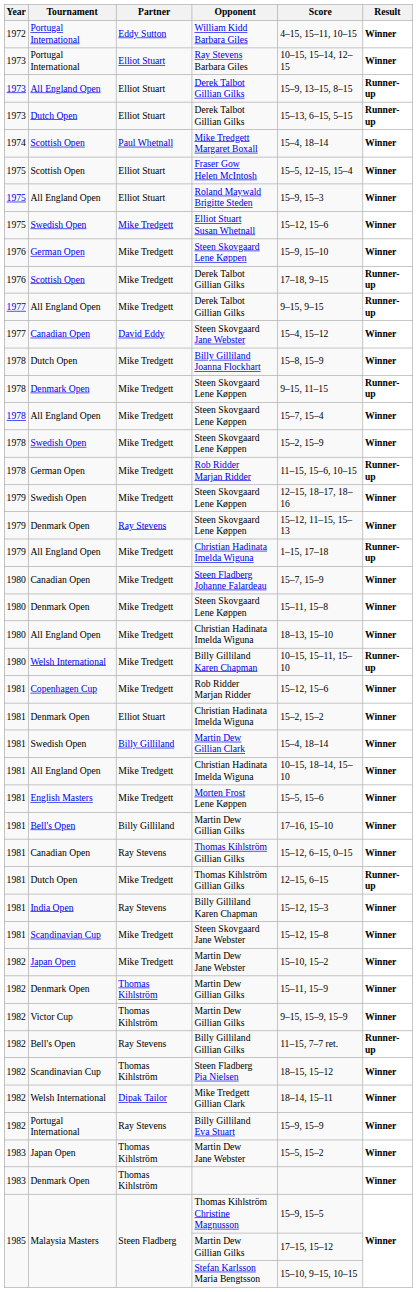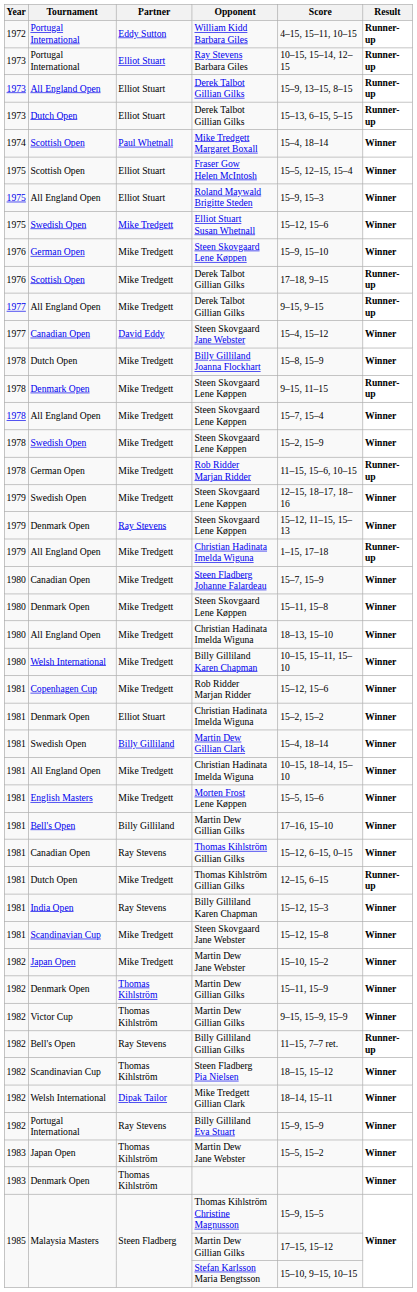(381, 34) Winner -> (382, 34) Runner-up
(381, 61) Winner -> (382, 61) Runner-up
(382, 662) Runner-up -> (381, 662) Winner
